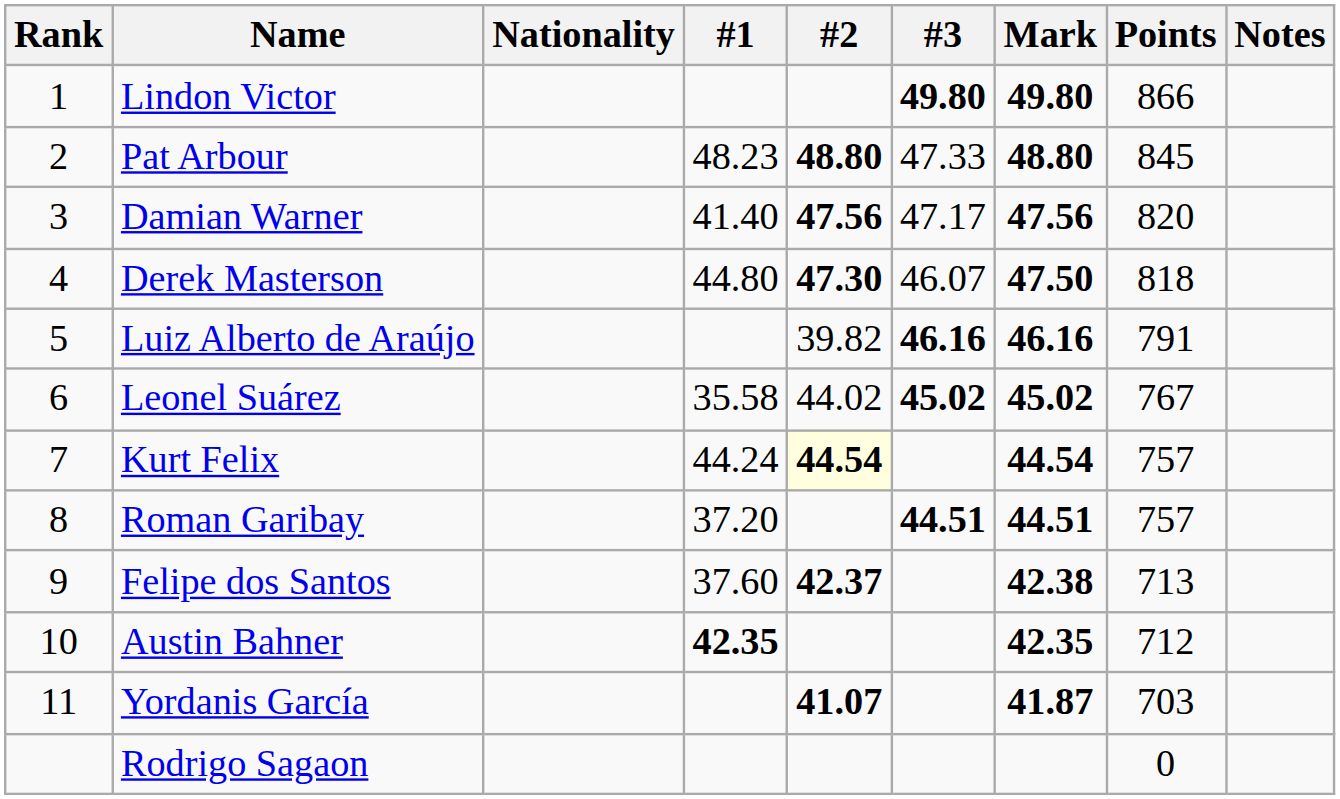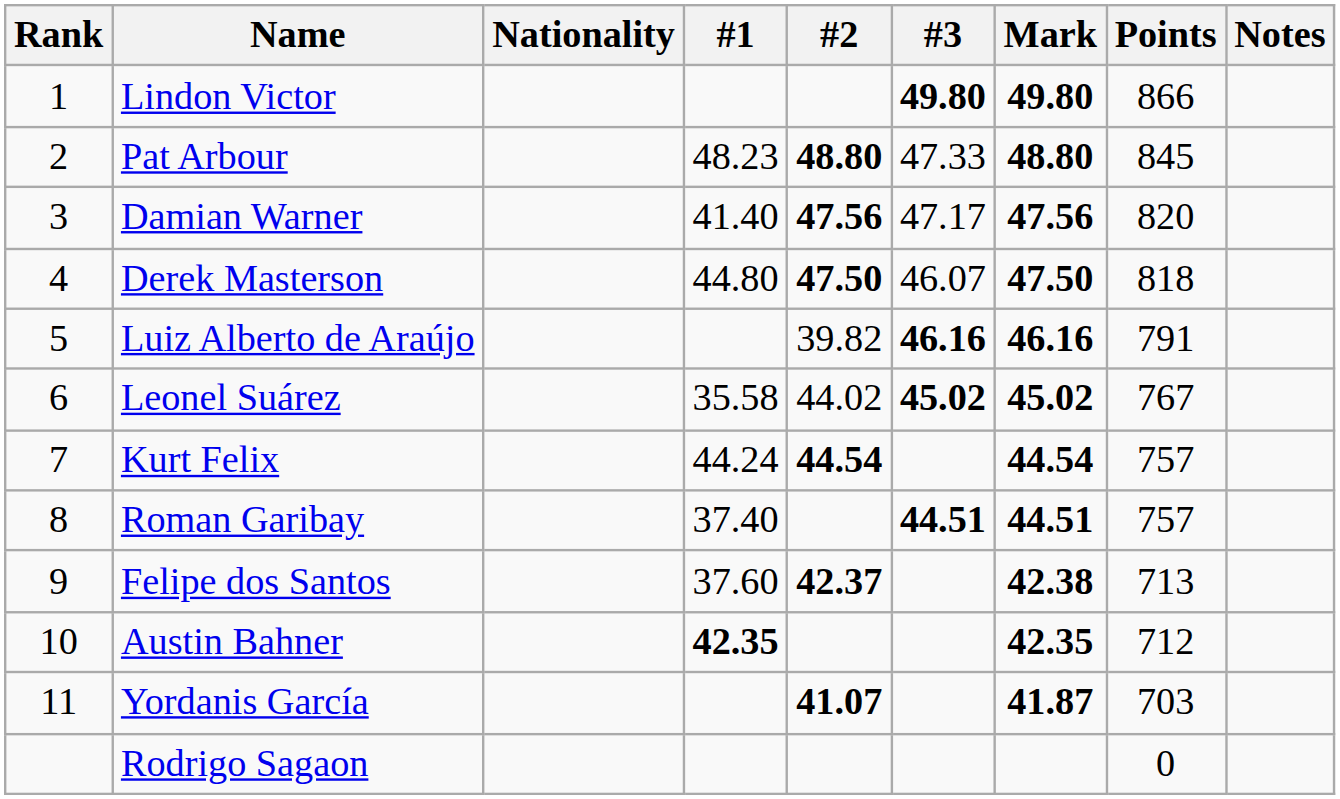(839, 277) 47.30 -> (839, 277) 47.50
(839, 459) lightyellow background -> (839, 459) no background
(736, 519) 37.20 -> (736, 519) 37.40
